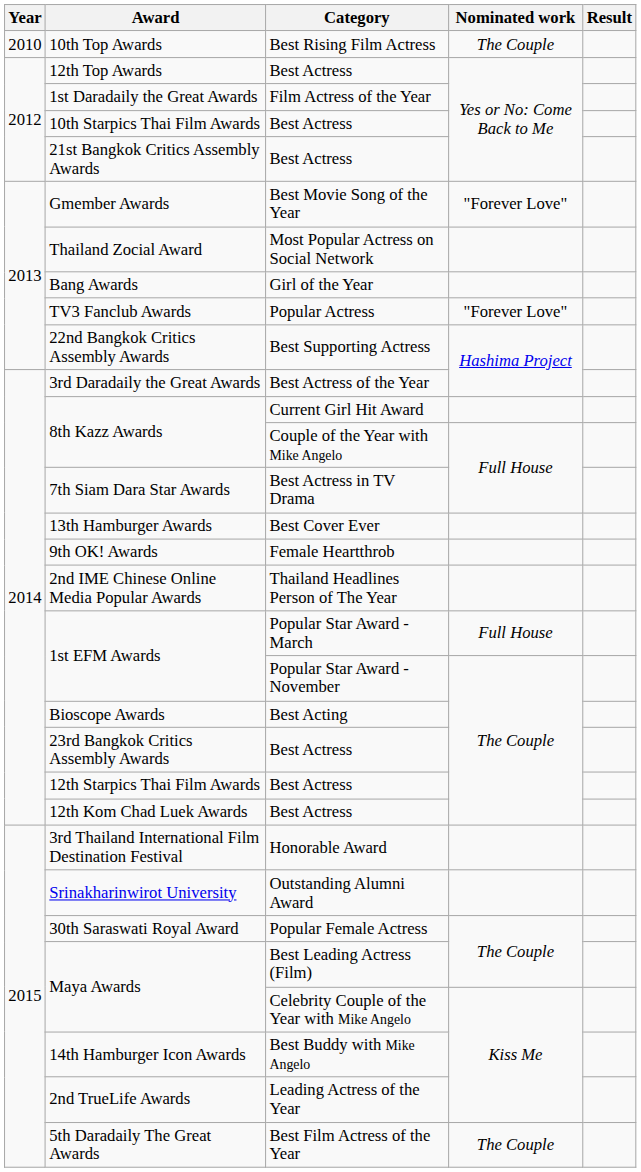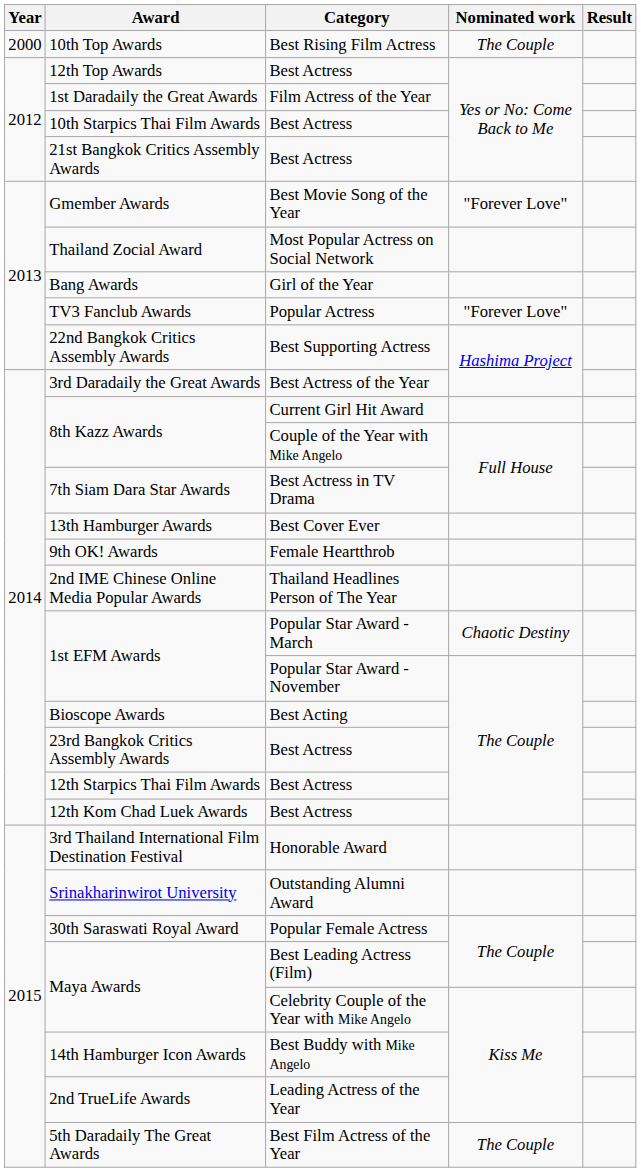(25, 44) 2010 -> (25, 44) 2000
(515, 633) Full House -> (515, 633) Chaotic Destiny
